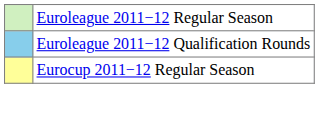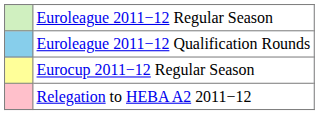+ row: (144, 96)
